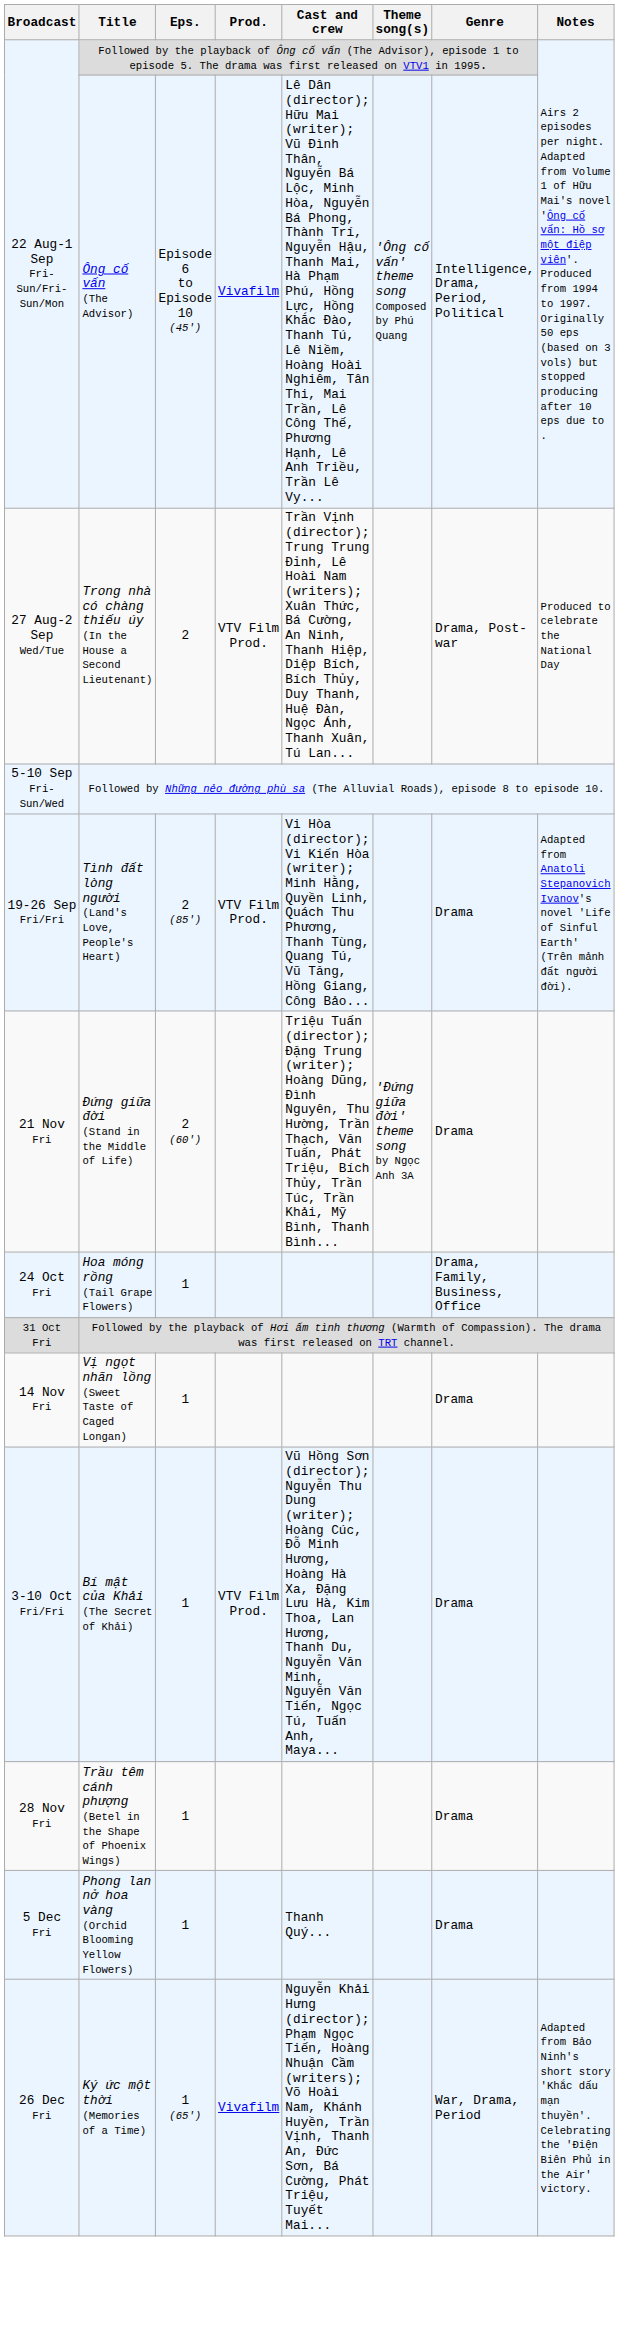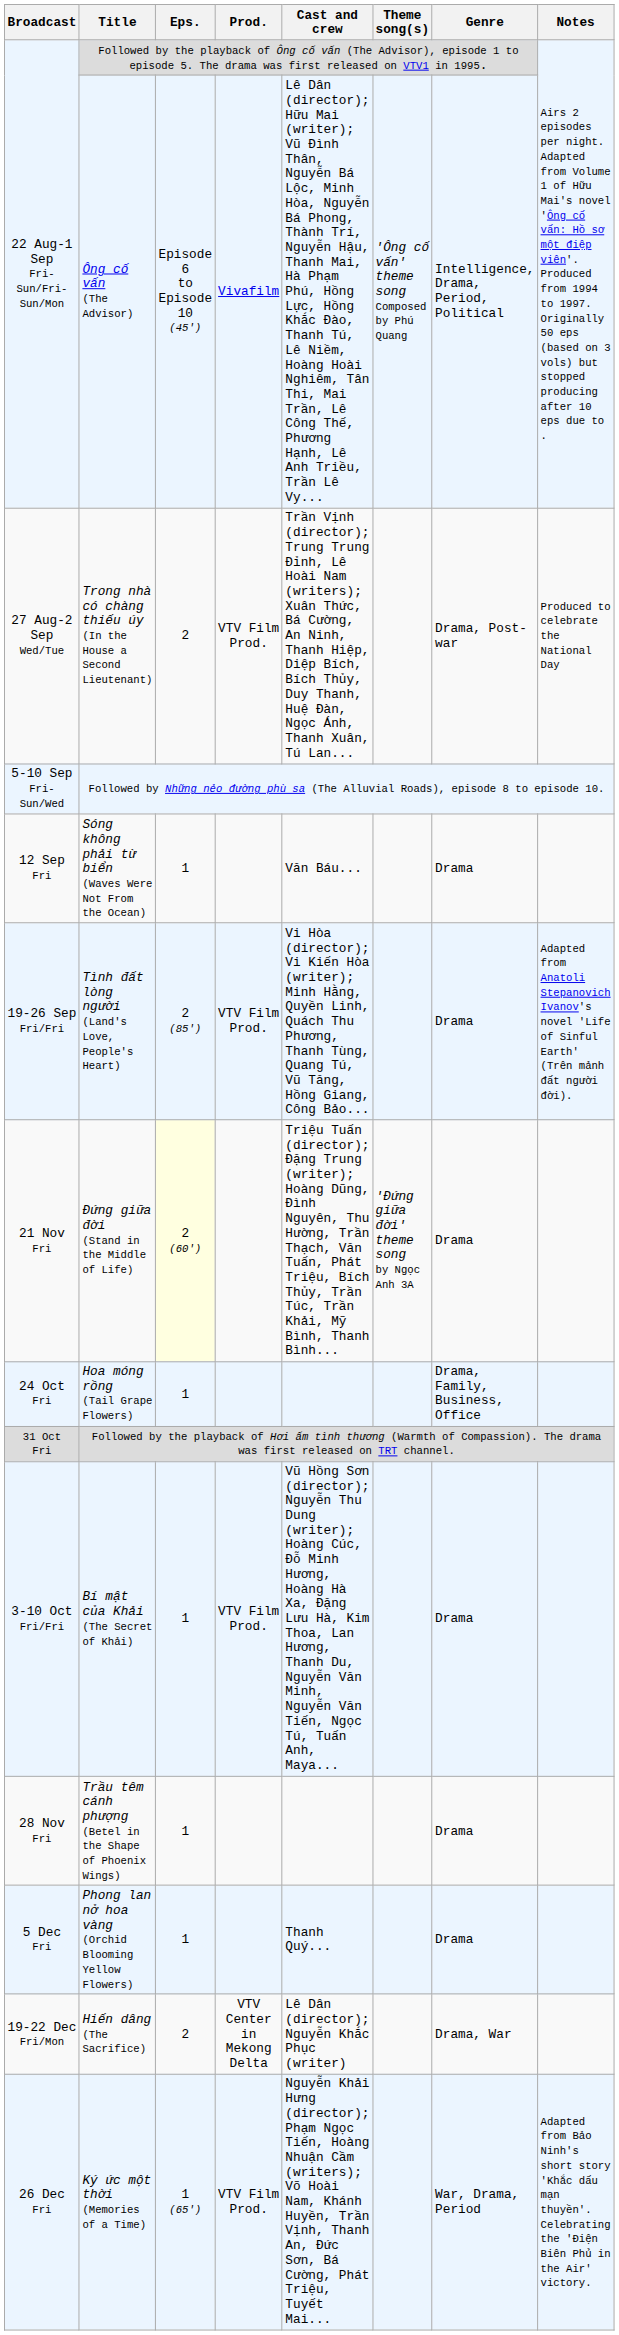+ row: (117, 868)
(185, 1131) no background -> (185, 1240) lightyellow background
- row: (117, 1399)
+ row: (117, 2034)
(249, 2108) Vivafilm -> (249, 2202) VTV Film Prod.
